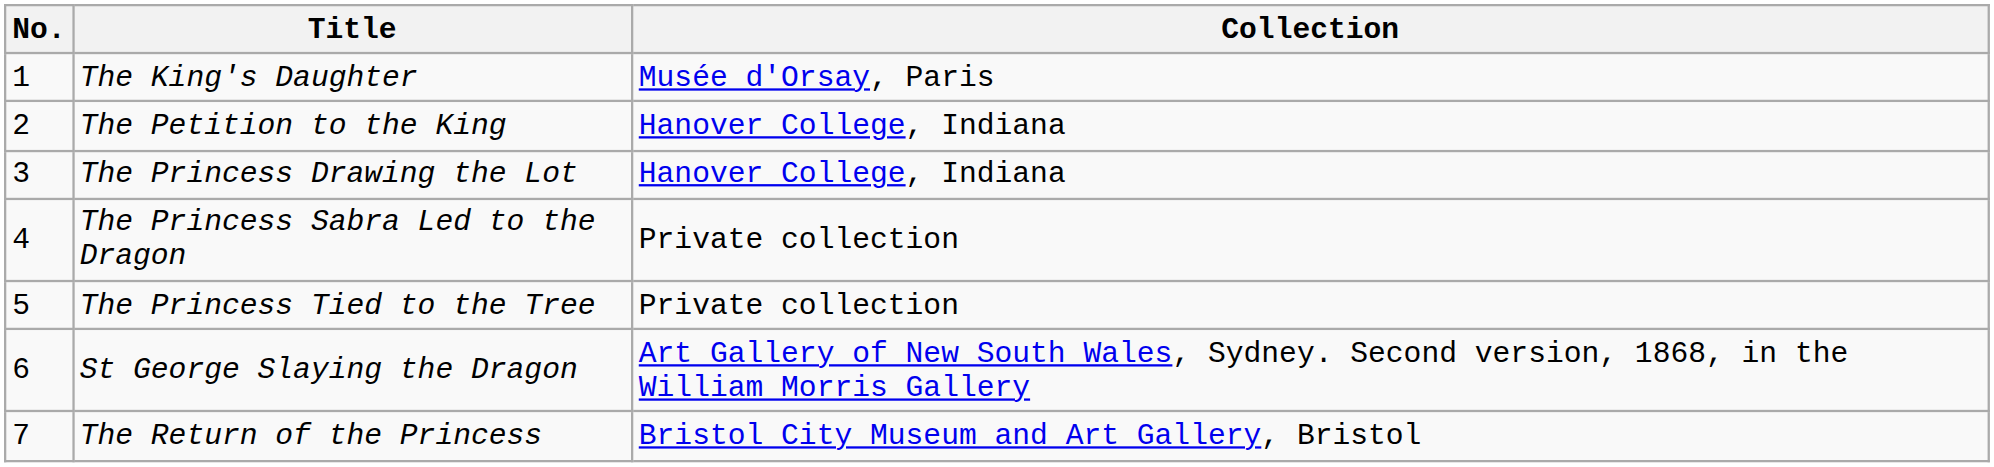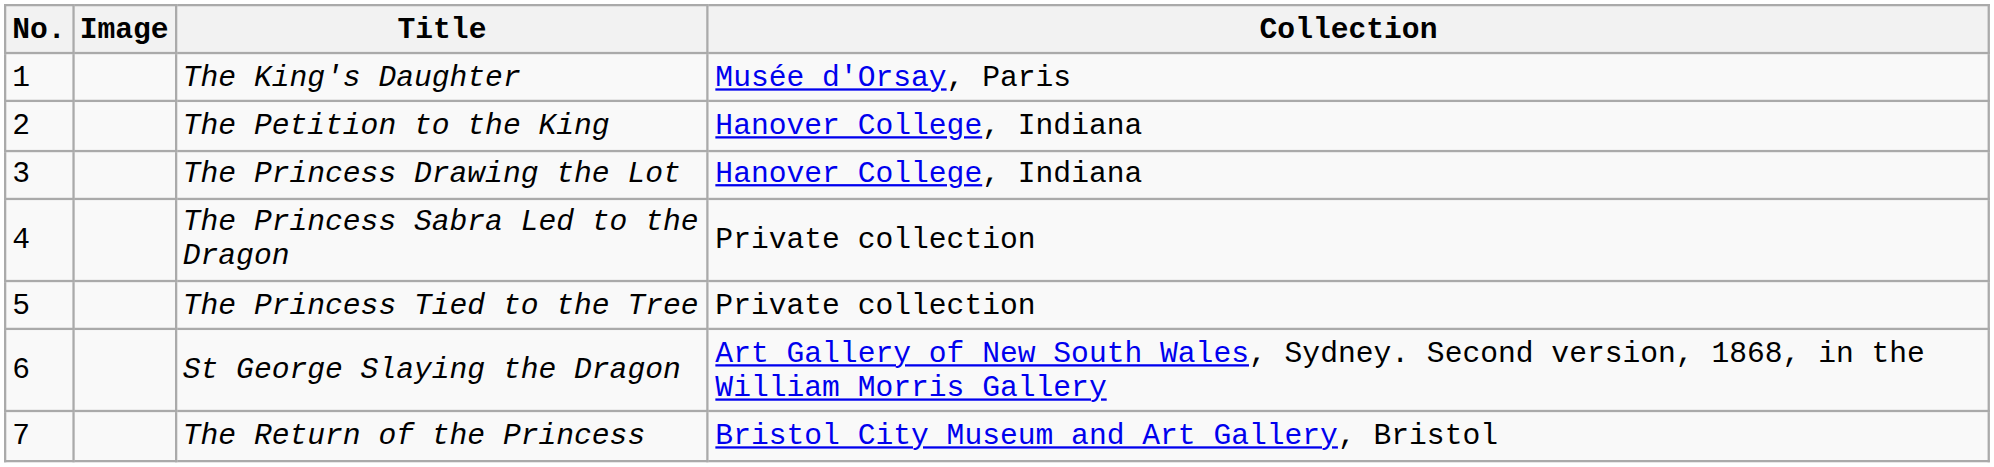+ column: (124, 29)
